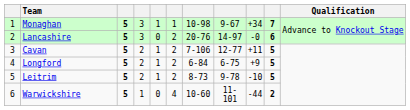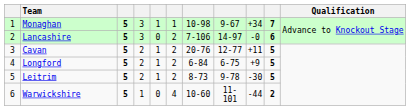(198, 37) 20-76 -> (198, 37) 7-106
(198, 50) 7-106 -> (198, 50) 20-76
(255, 77) -10 -> (255, 77) -30
